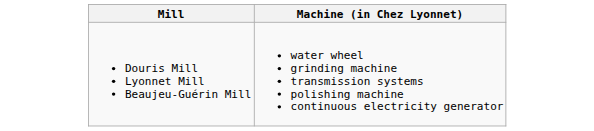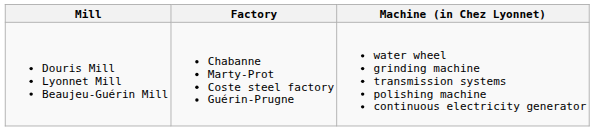+ column: (254, 13)
